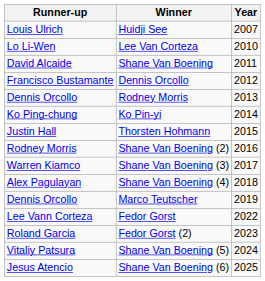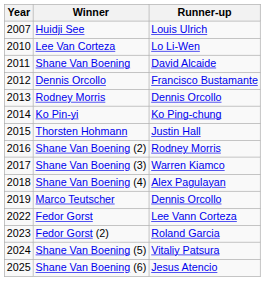columns swapped: (246, 13) <-> (60, 13)
